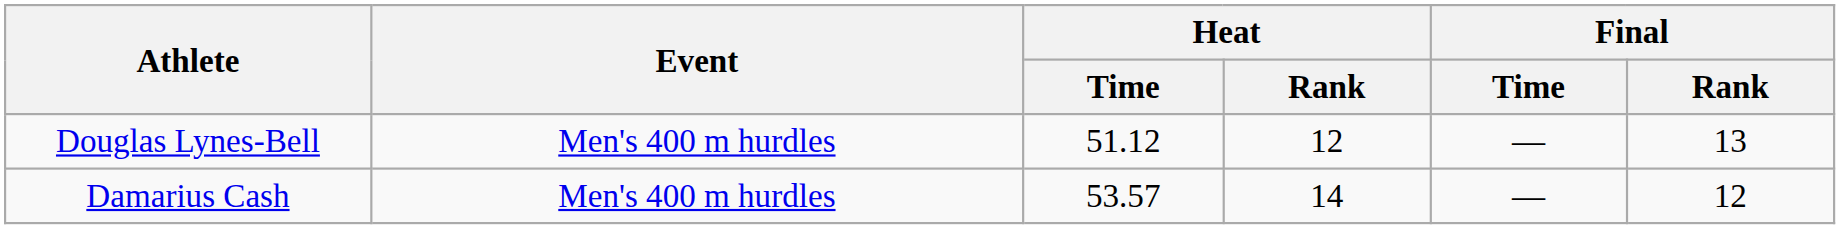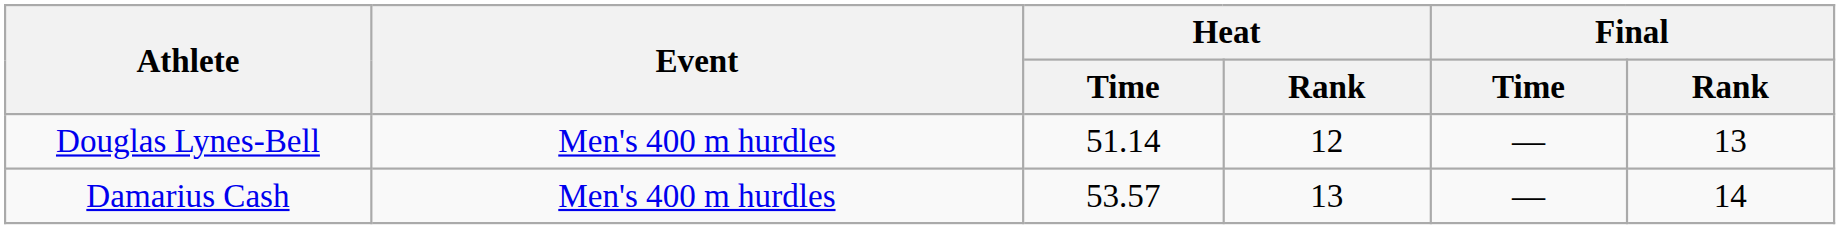(1123, 141) 51.12 -> (1123, 141) 51.14
(1327, 195) 14 -> (1327, 195) 13
(1730, 195) 12 -> (1730, 195) 14
